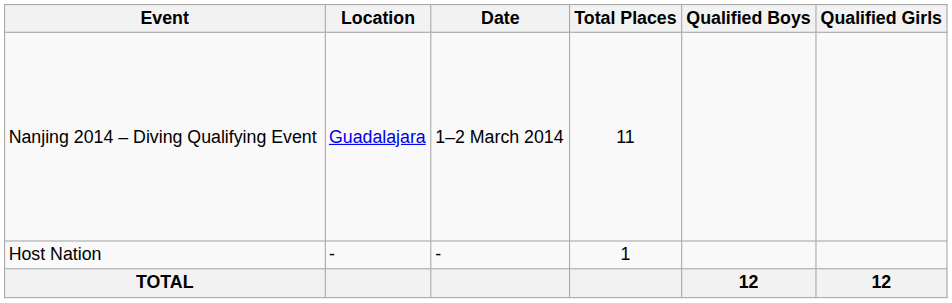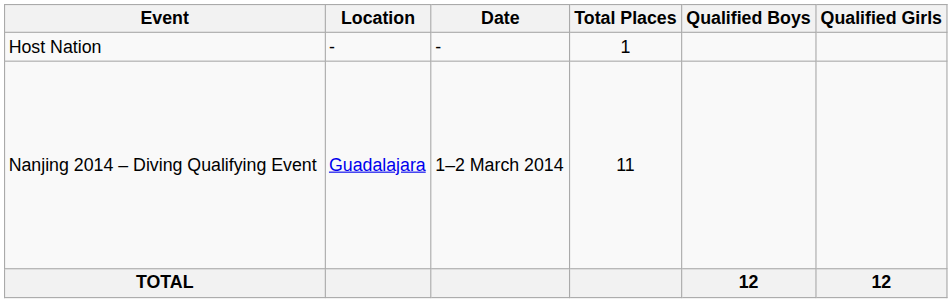rows swapped: (55, 254) <-> (163, 136)
